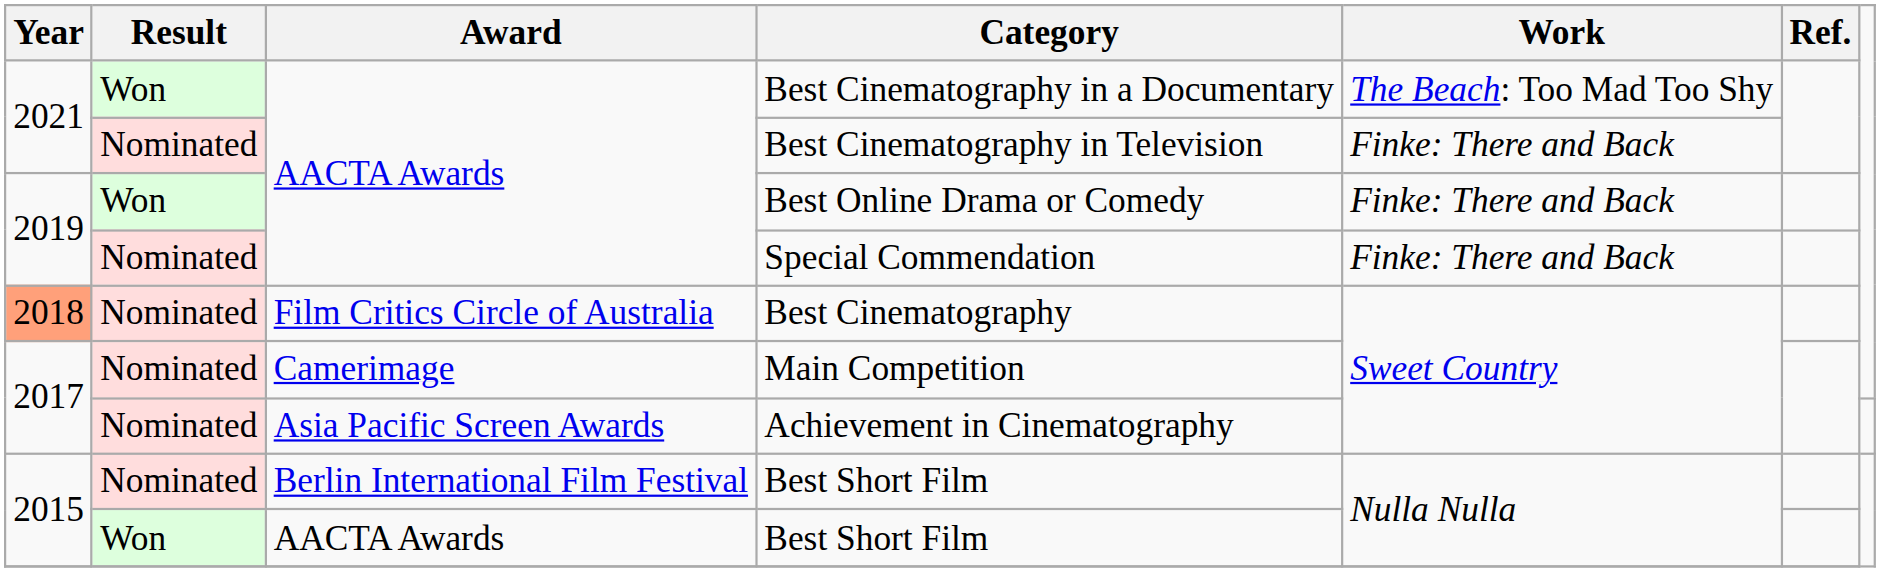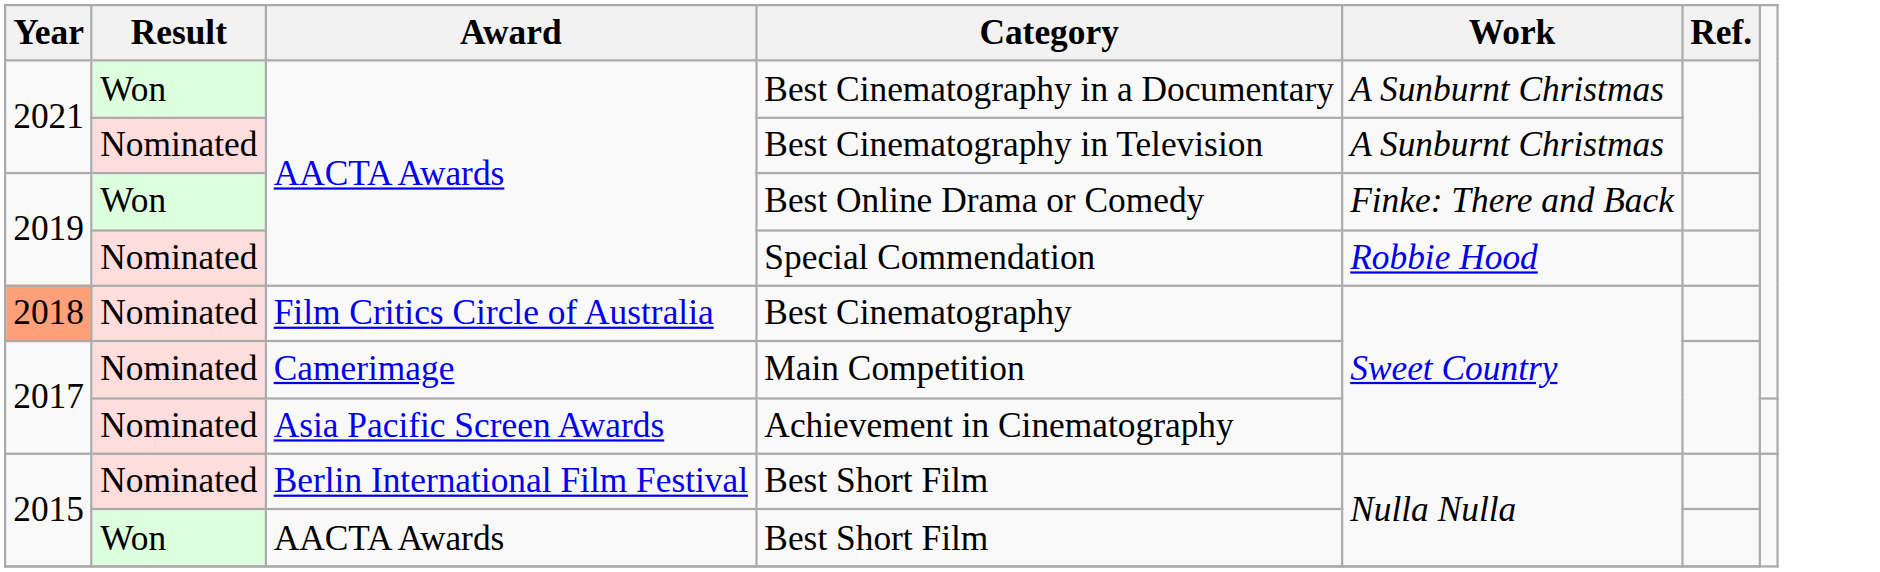(1562, 88) The Beach: Too Mad Too Shy -> (1507, 88) A Sunburnt Christmas
(1512, 144) Finke: There and Back -> (1507, 144) A Sunburnt Christmas
(1512, 256) Finke: There and Back -> (1444, 256) Robbie Hood
